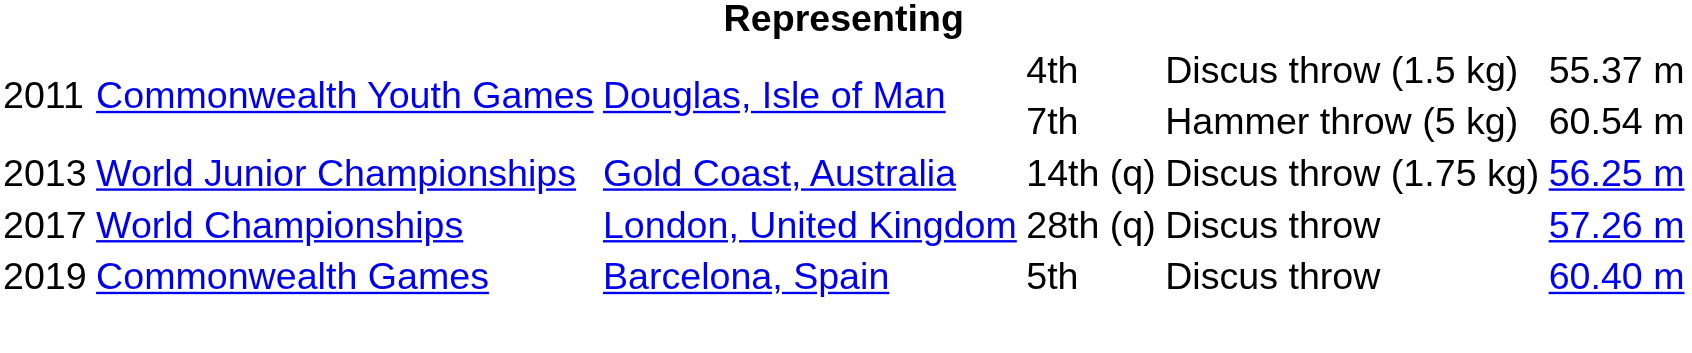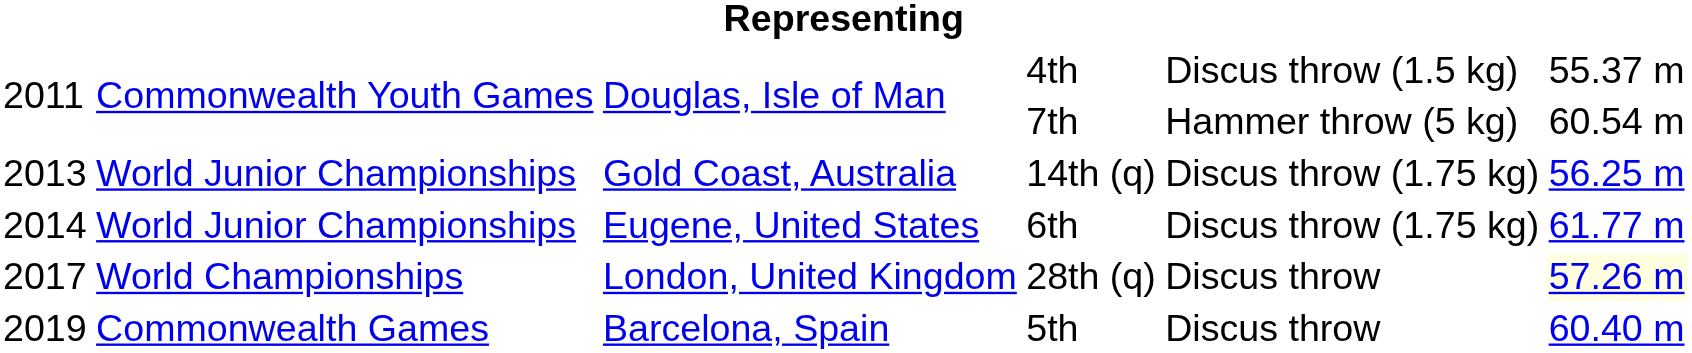+ row: (1052, 225)
(1617, 225) no background -> (1617, 277) lightyellow background
